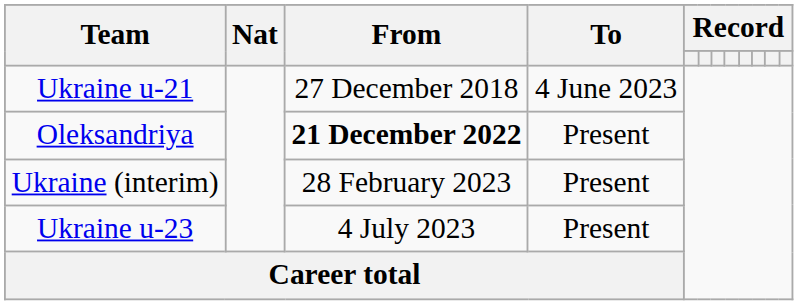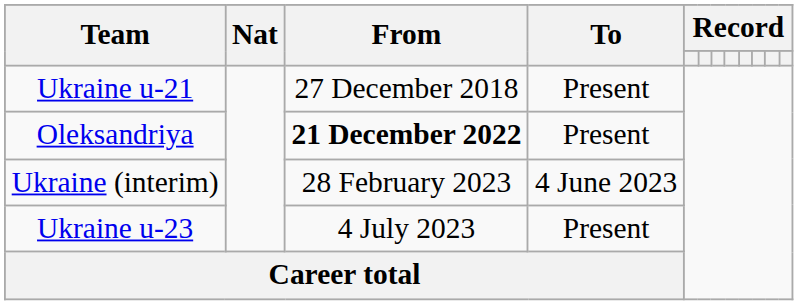(606, 88) 4 June 2023 -> (606, 88) Present
(606, 181) Present -> (606, 181) 4 June 2023
